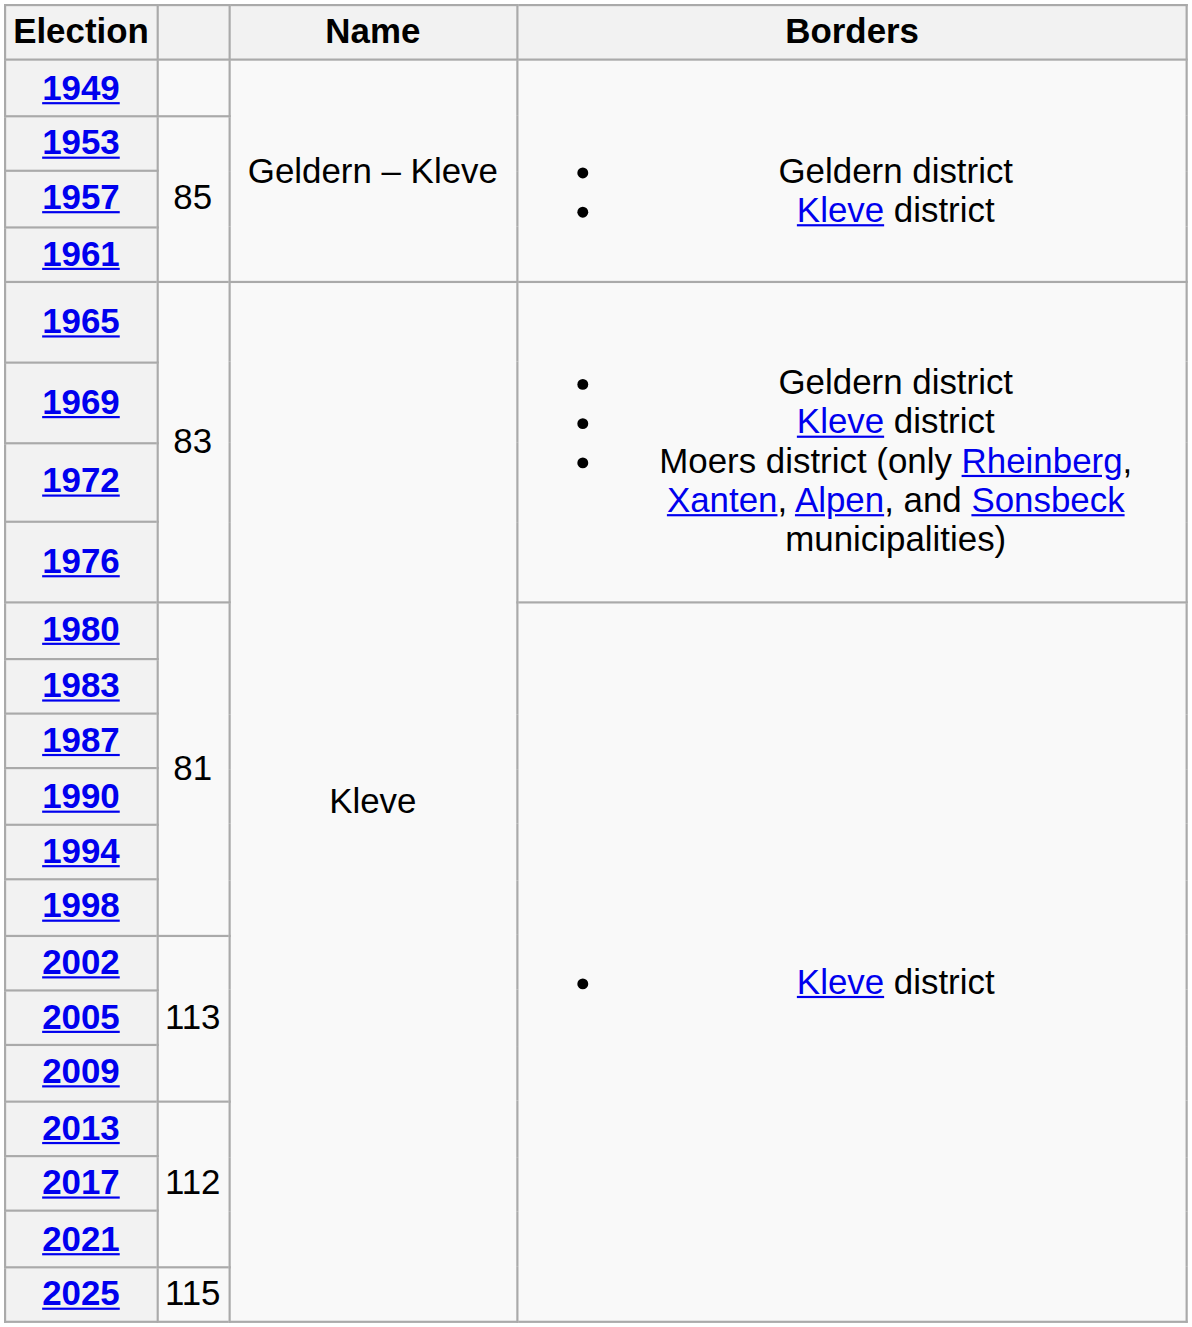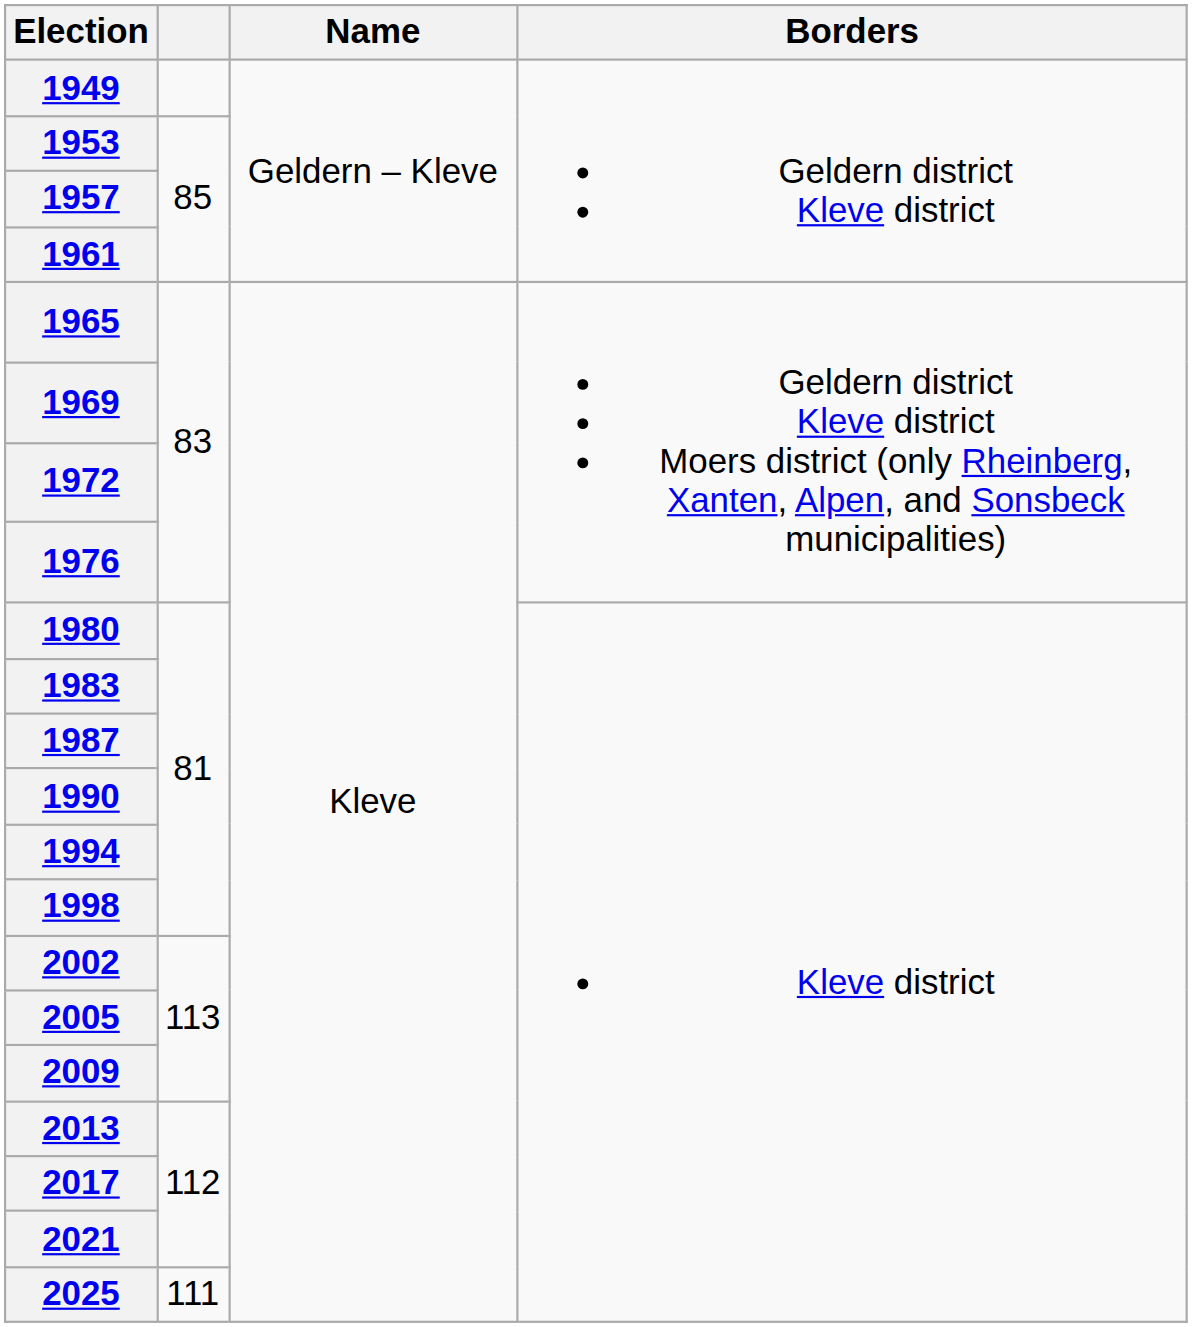(193, 1293) 115 -> (193, 1293) 111
